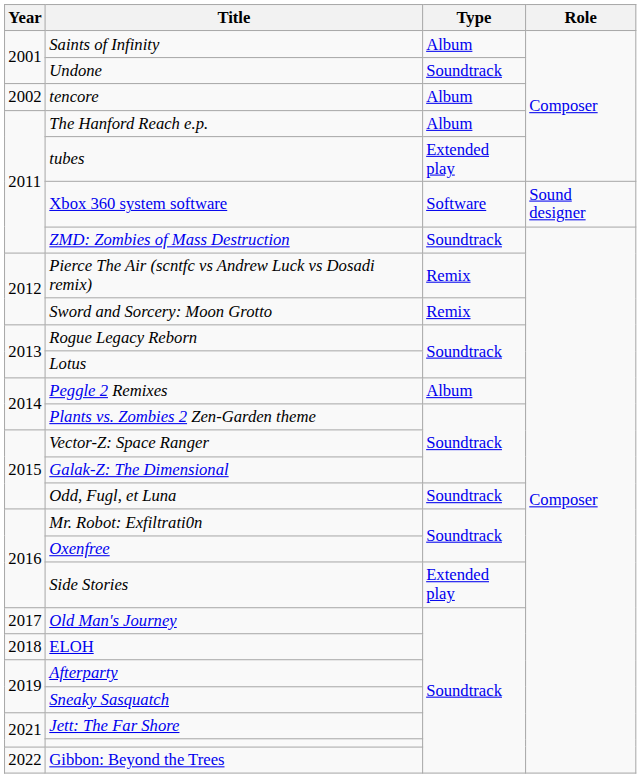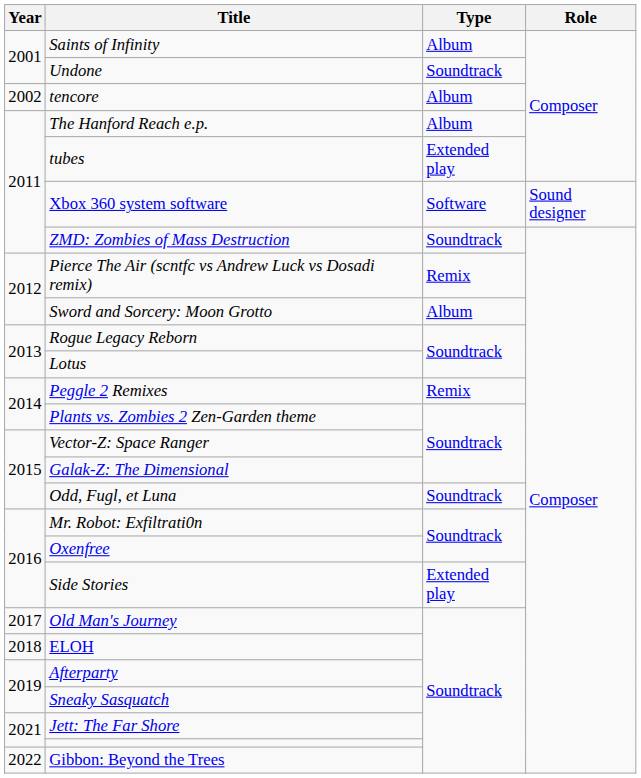(448, 311) Remix -> (449, 311) Album
(449, 390) Album -> (448, 390) Remix
